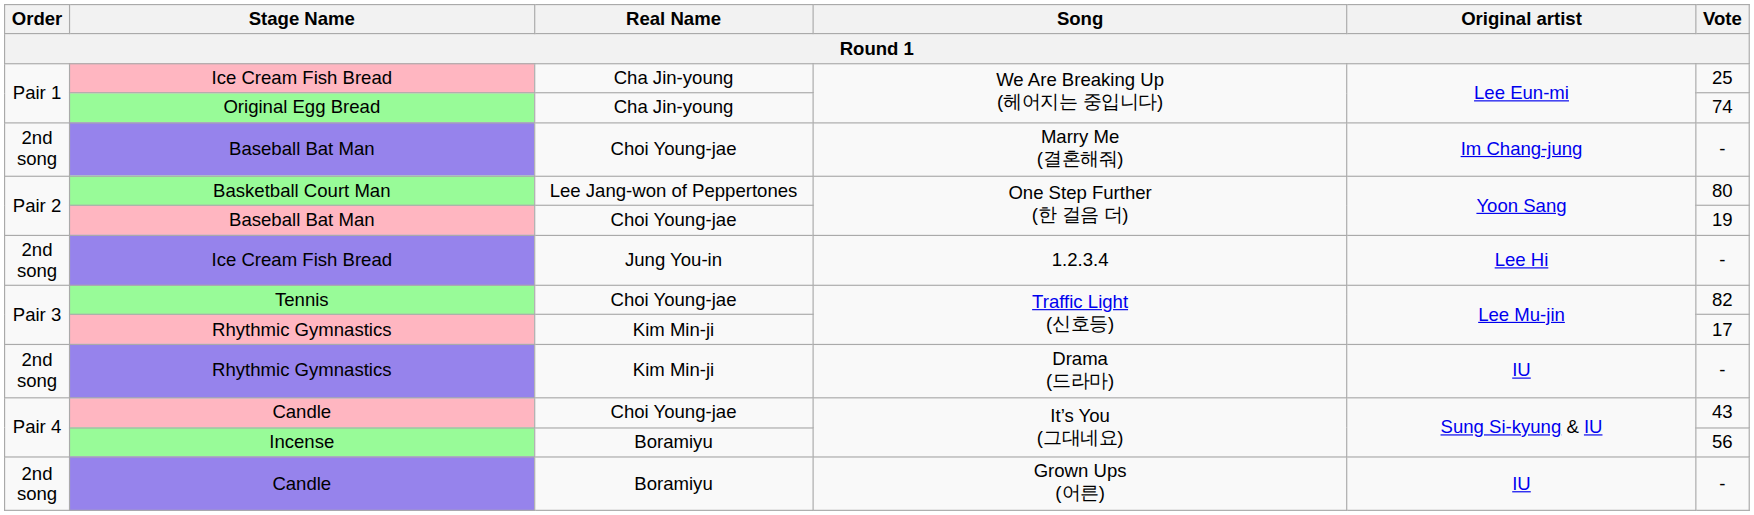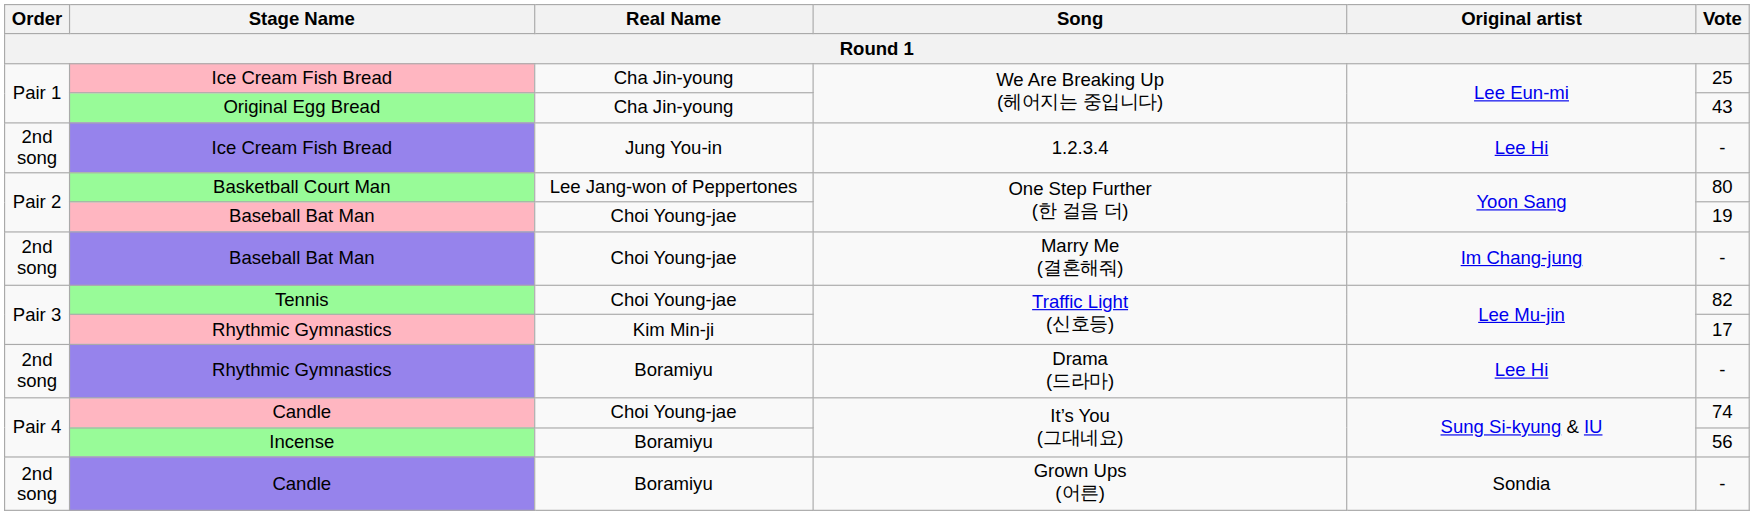(1722, 107) 74 -> (1722, 107) 43
rows swapped: (302, 260) <-> (302, 149)
(674, 370) Kim Min-ji -> (674, 370) Boramiyu
(1521, 370) IU -> (1521, 370) Lee Hi
(1722, 412) 43 -> (1722, 412) 74
(1521, 483) IU -> (1522, 483) Sondia
